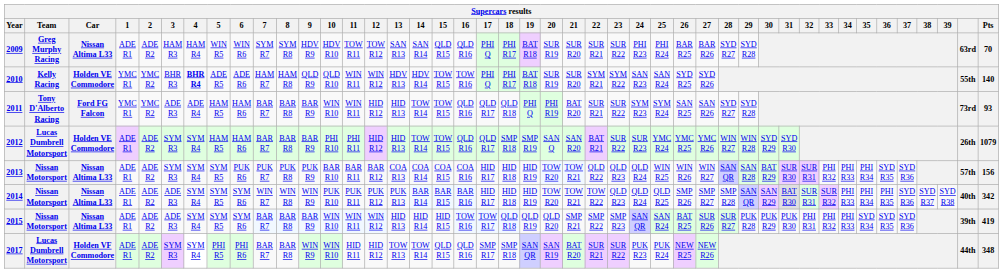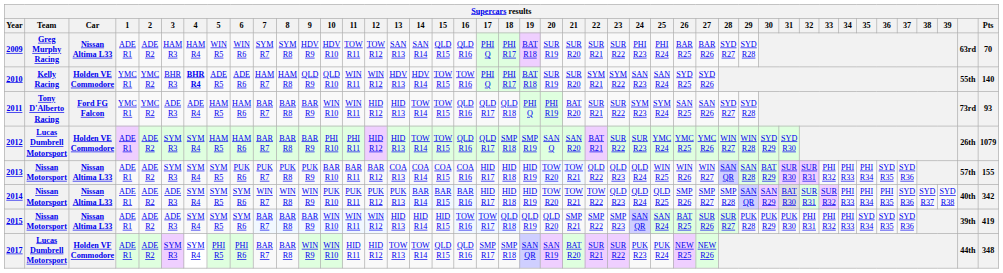(988, 172) 156 -> (988, 172) 155
